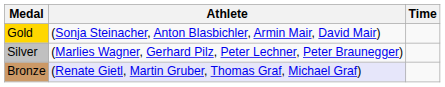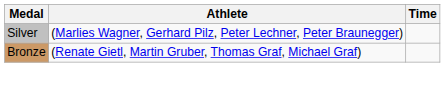- row: (20, 33)
(206, 71) lavender background -> (206, 52) no background
